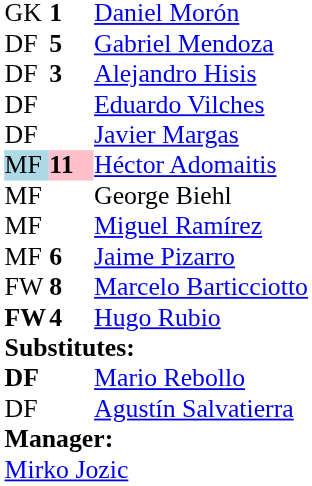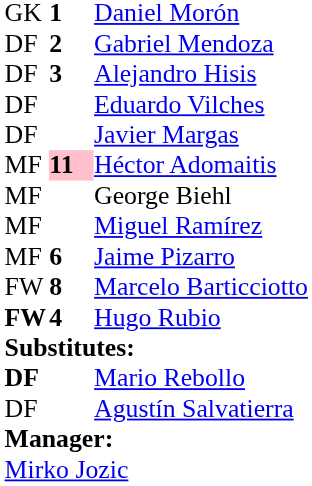(56, 43) 5 -> (56, 43) 2
(23, 164) lightblue background -> (23, 164) no background
